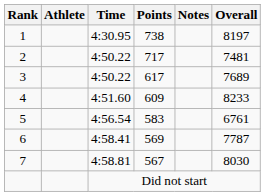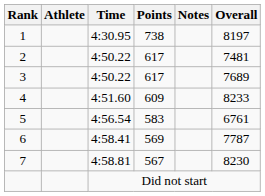(154, 56) 717 -> (154, 56) 617
(236, 160) 8030 -> (236, 160) 8230
